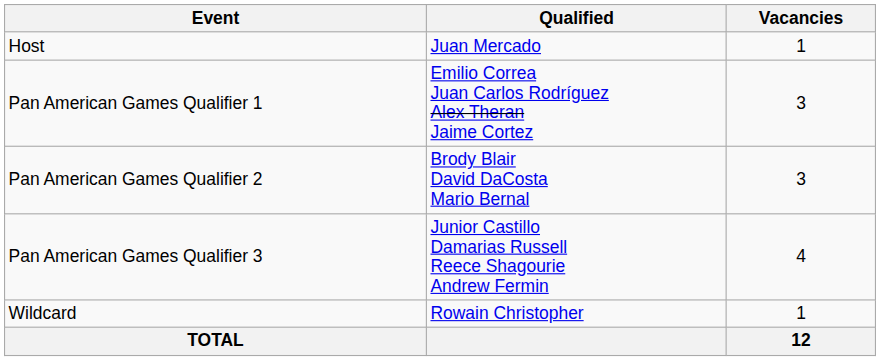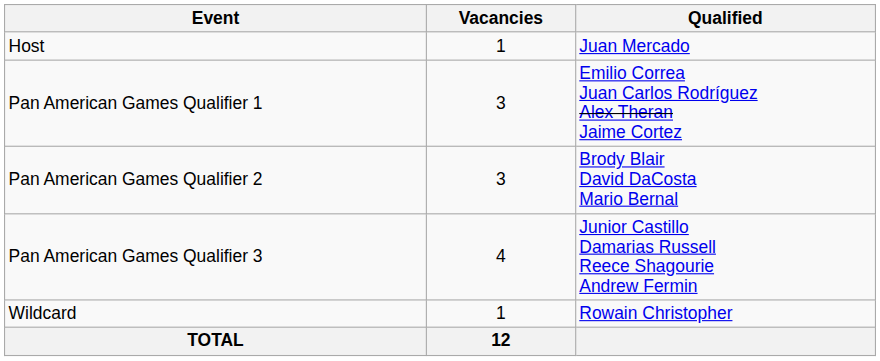columns swapped: (801, 18) <-> (577, 18)
